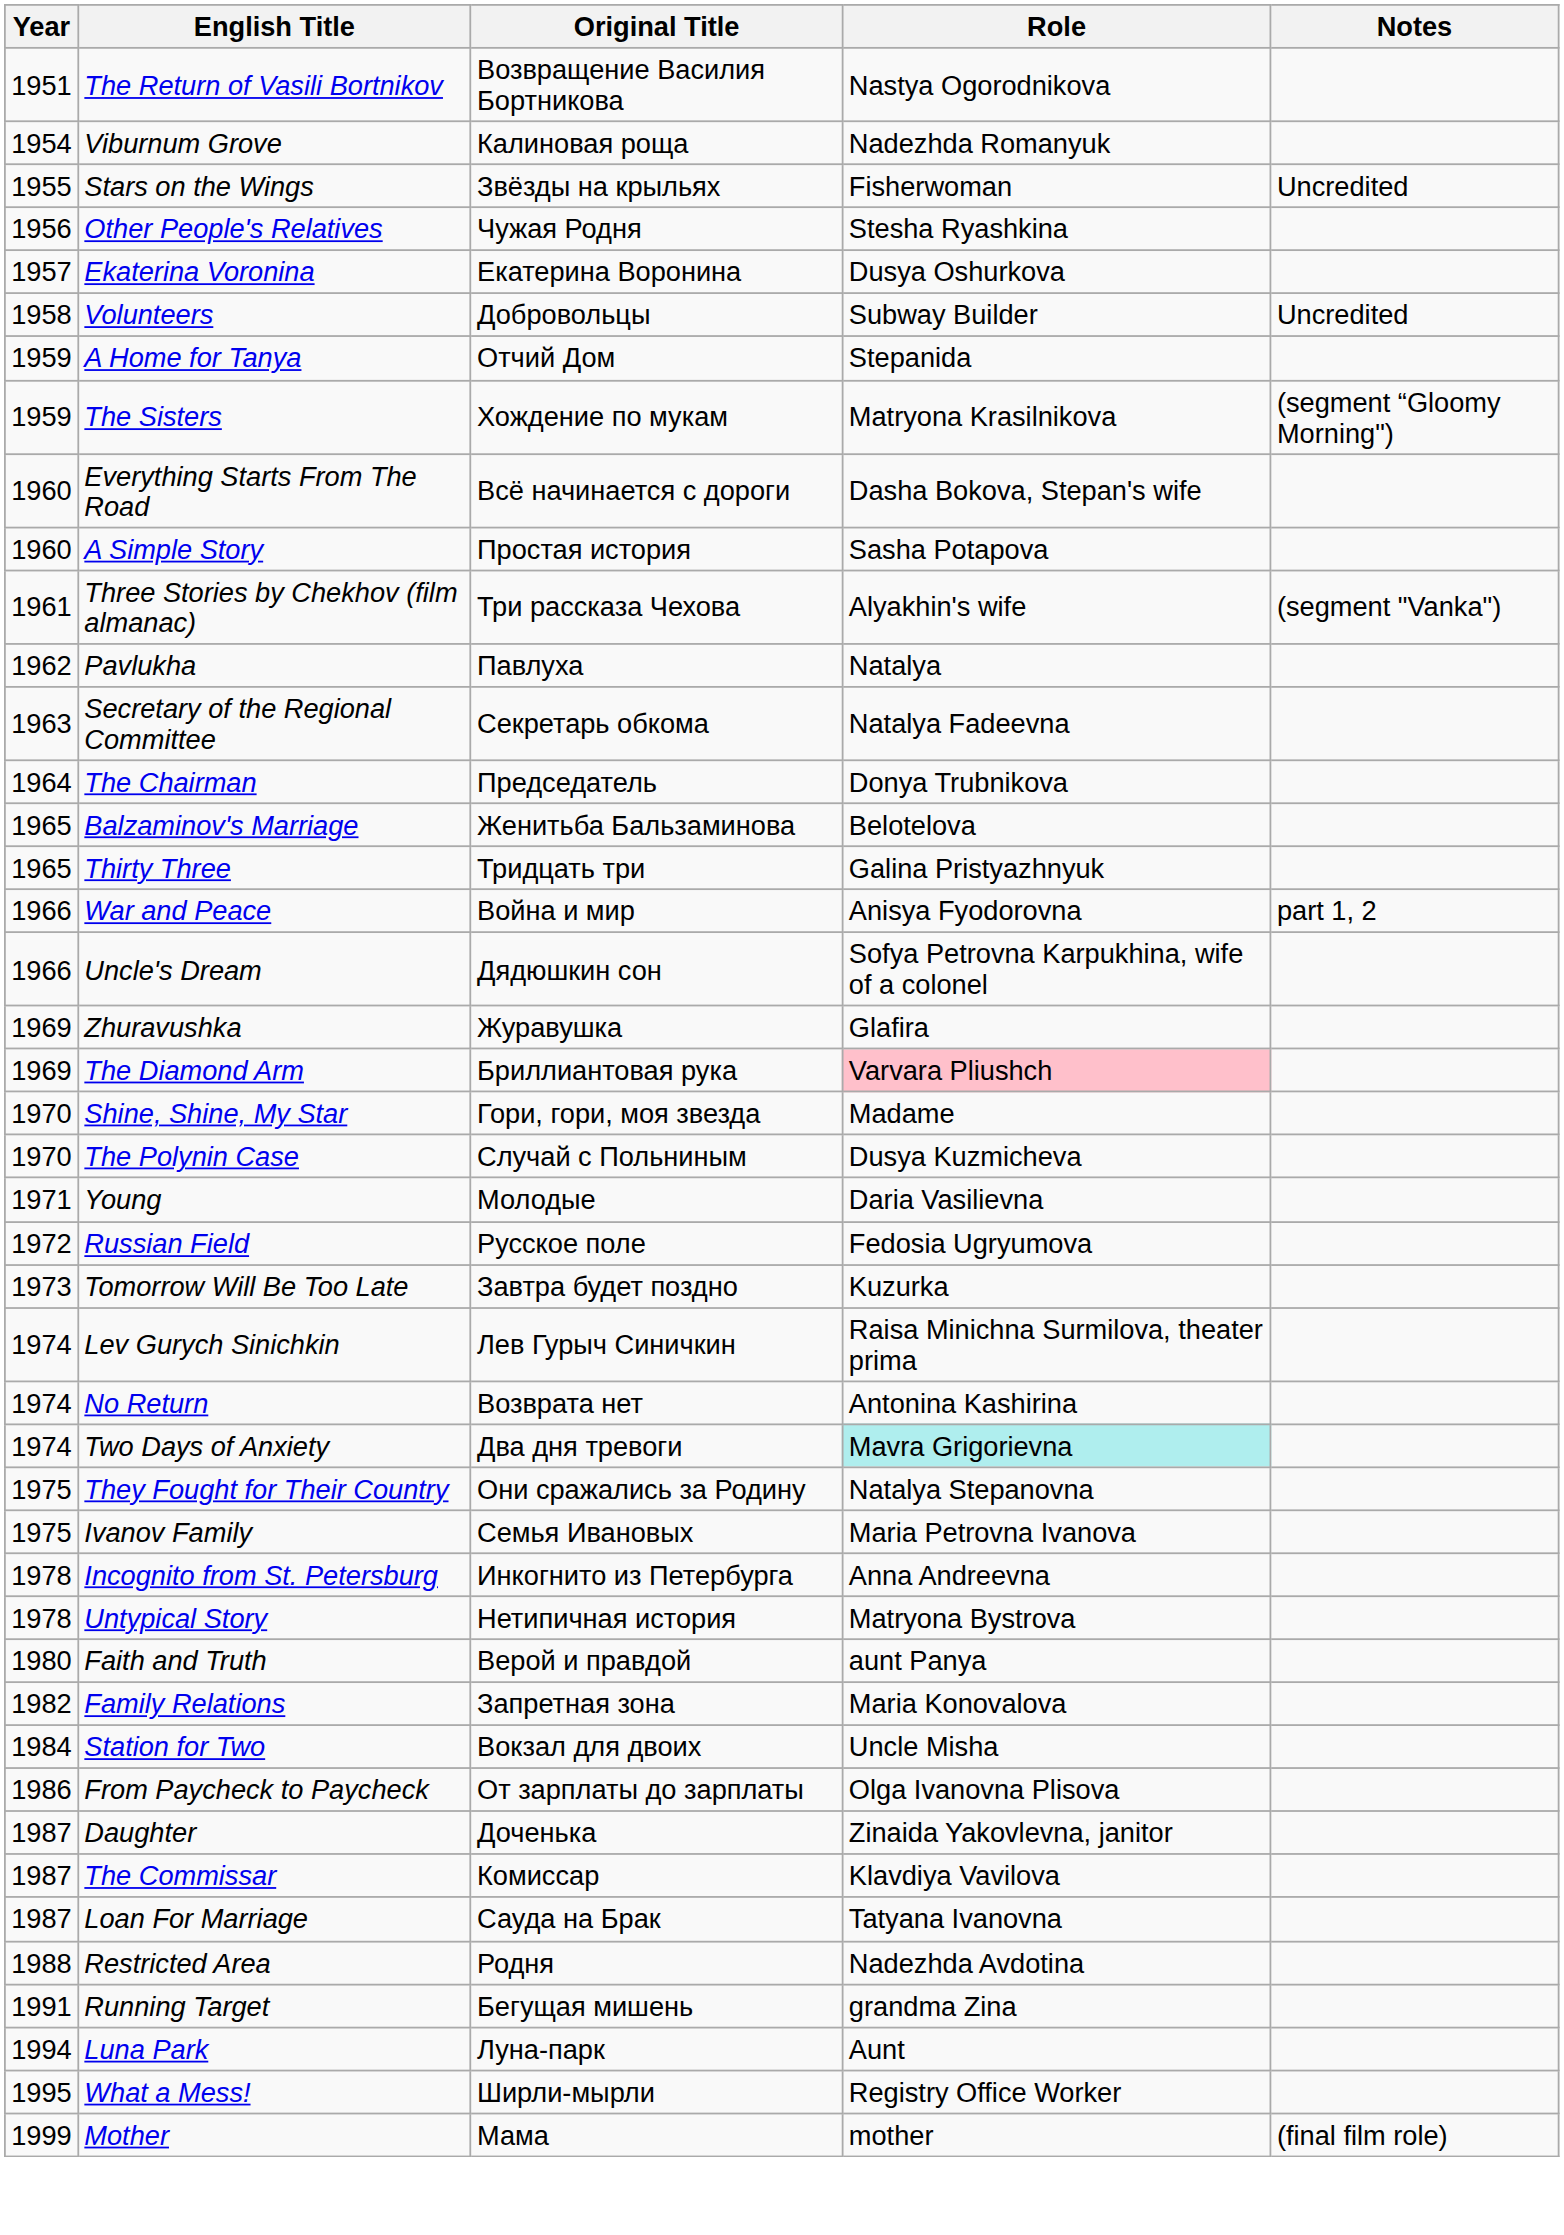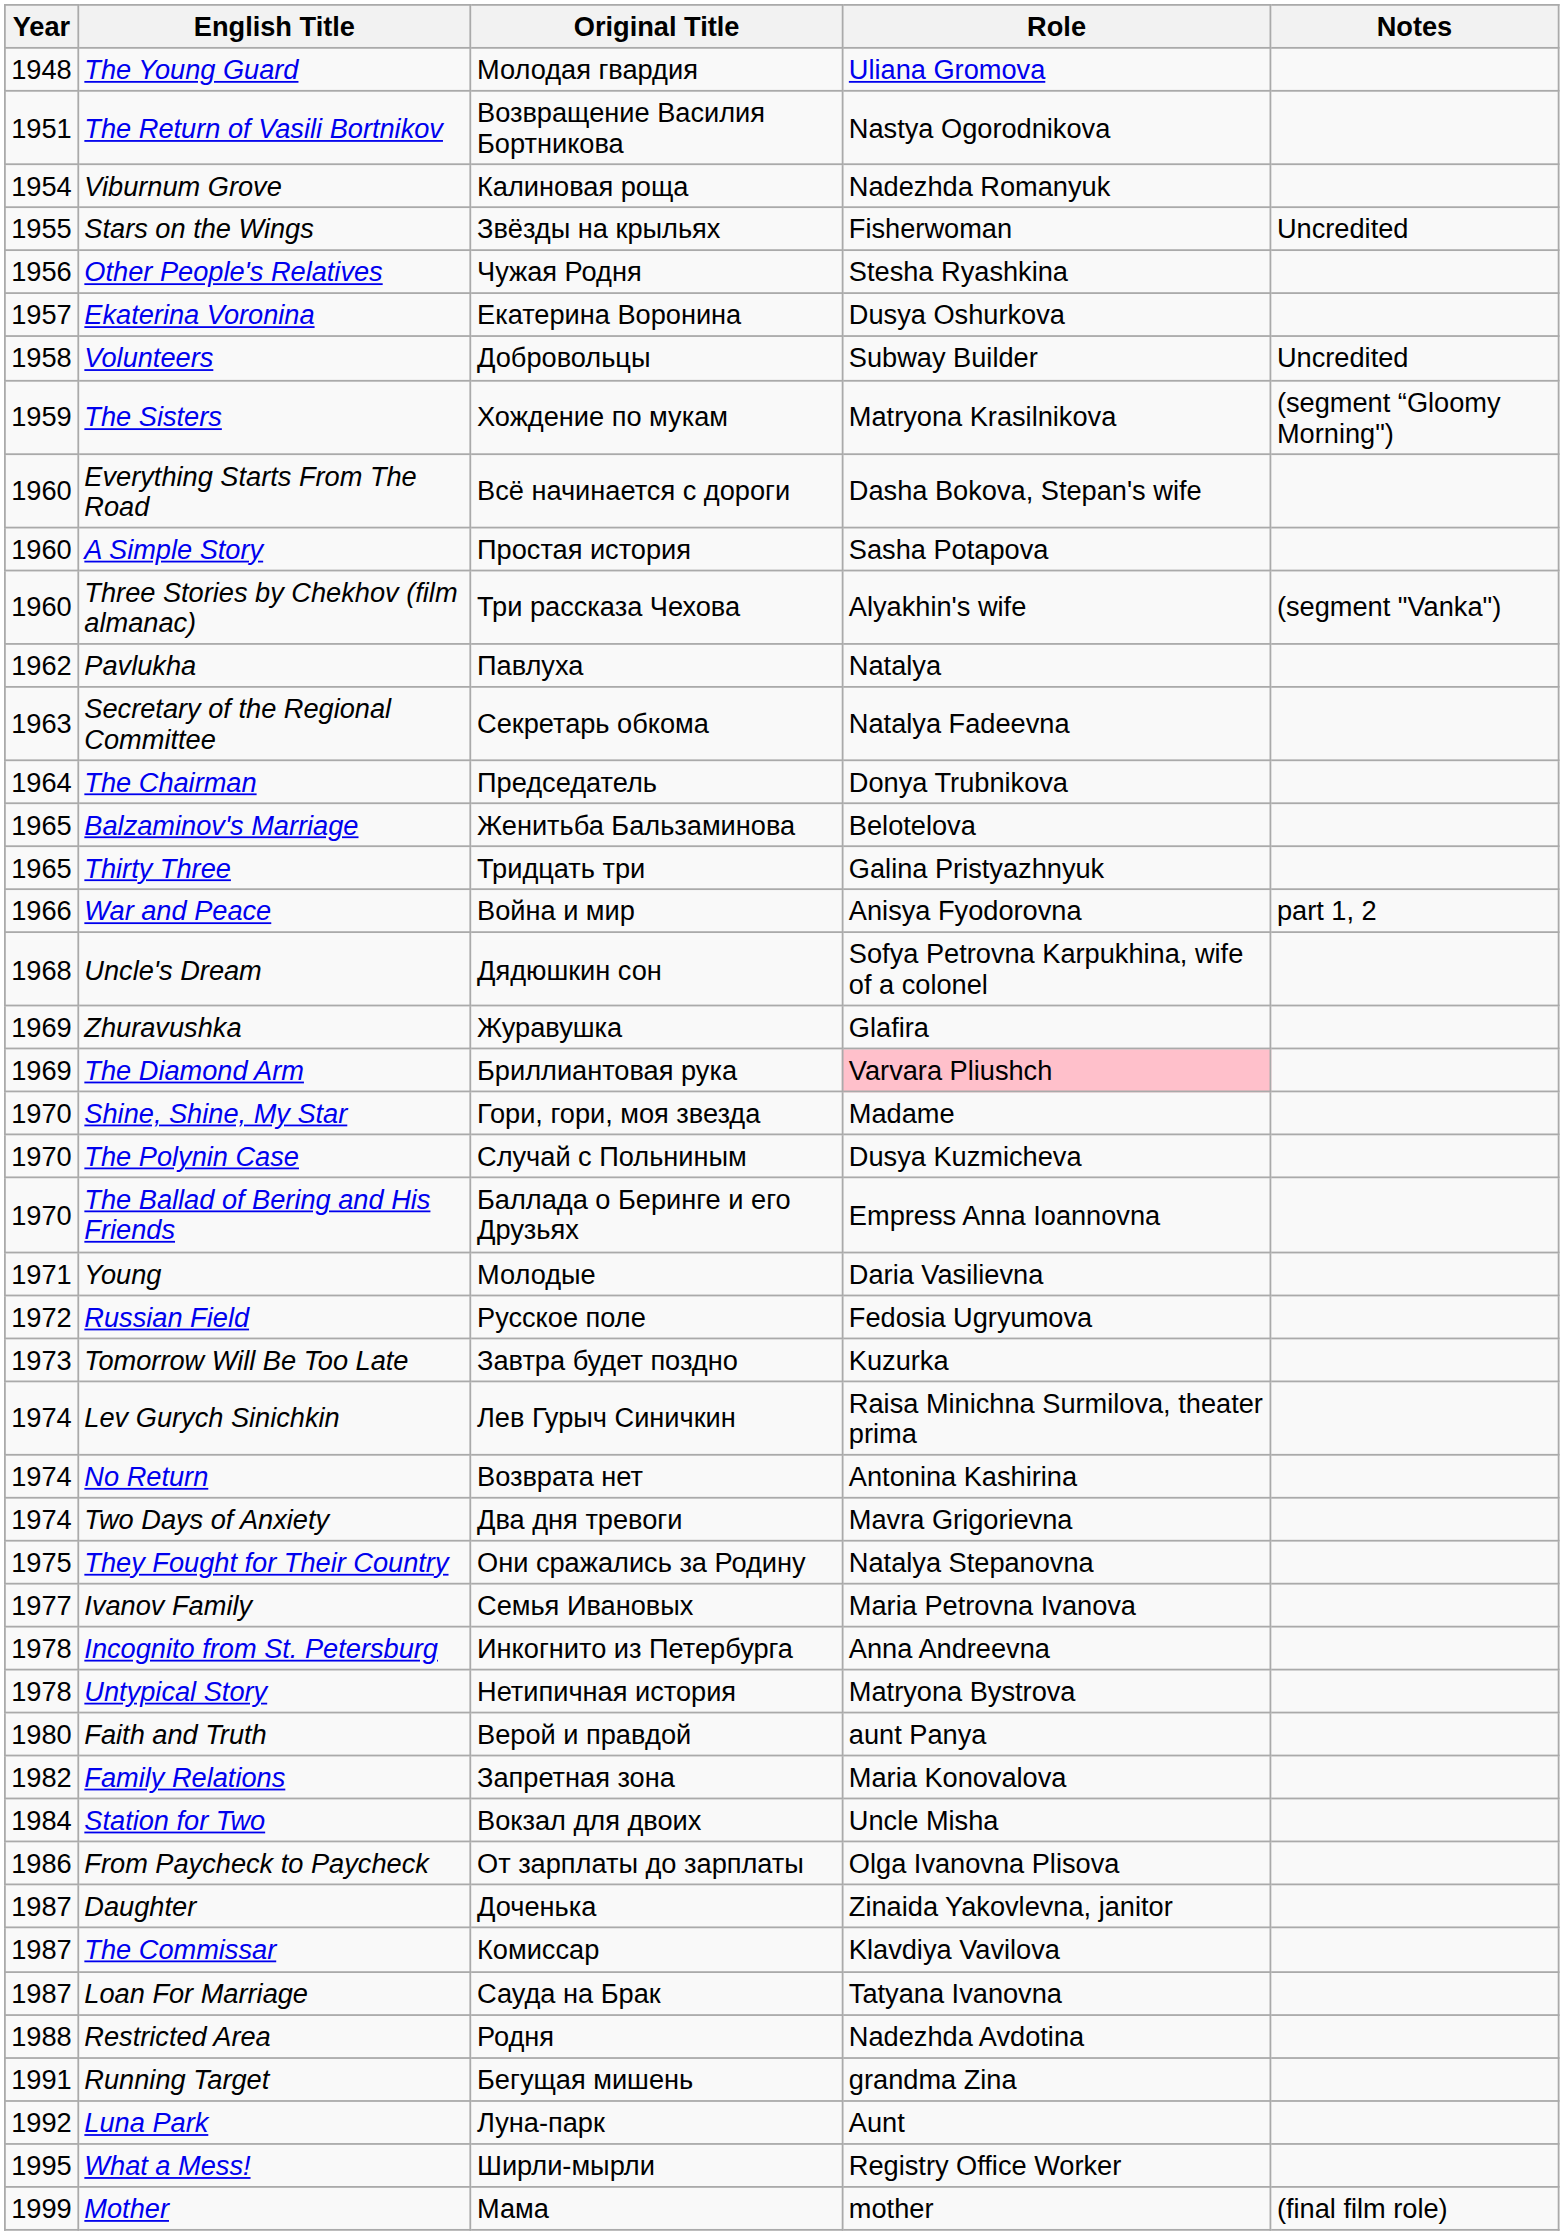+ row: (191, 70)
- row: (193, 359)
(41, 607) 1961 -> (41, 607) 1960
(41, 969) 1966 -> (41, 969) 1968
+ row: (257, 1215)
(961, 1446) paleturquoise background -> (961, 1519) no background
(41, 1532) 1975 -> (41, 1605) 1977
(41, 2049) 1994 -> (41, 2122) 1992
